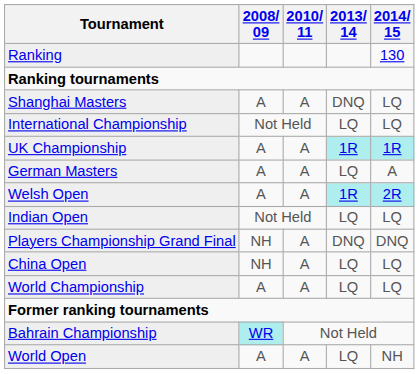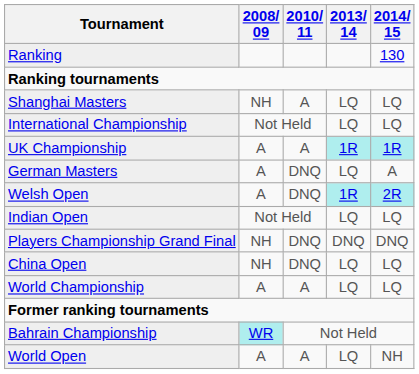(261, 101) A -> (261, 101) NH
(348, 101) DNQ -> (348, 101) LQ
(305, 171) A -> (305, 171) DNQ
(305, 194) A -> (305, 194) DNQ
(305, 240) A -> (305, 240) DNQ
(305, 263) A -> (305, 263) DNQ
